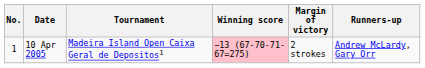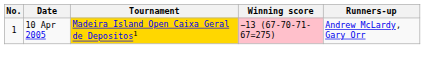- column: (311, 21)
(131, 50) no background -> (151, 31) gold background
